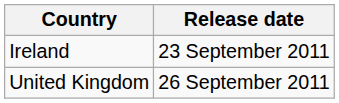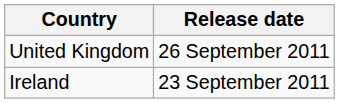rows swapped: (39, 51) <-> (79, 82)
